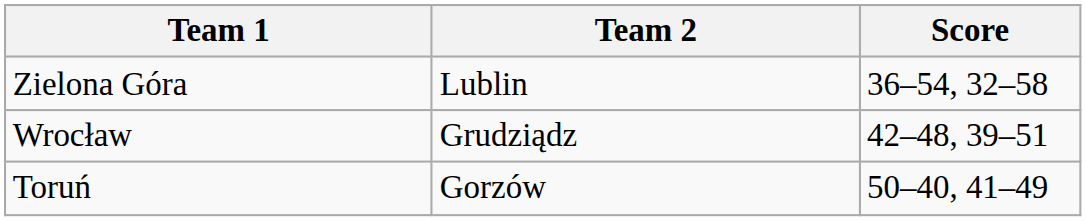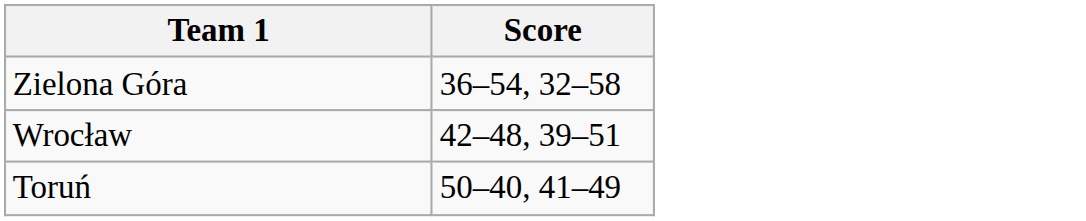- column: (646, 30)
